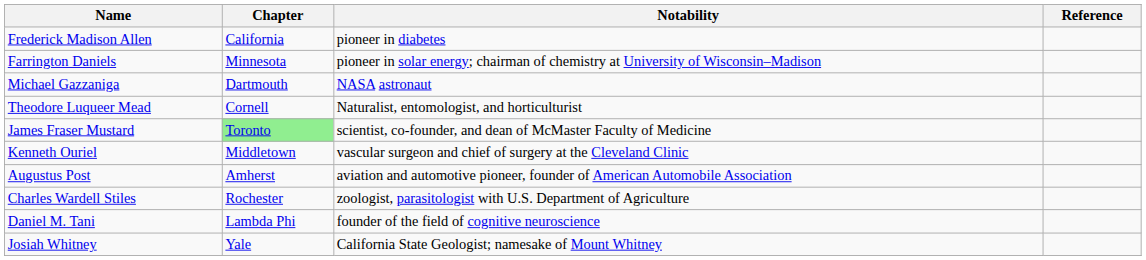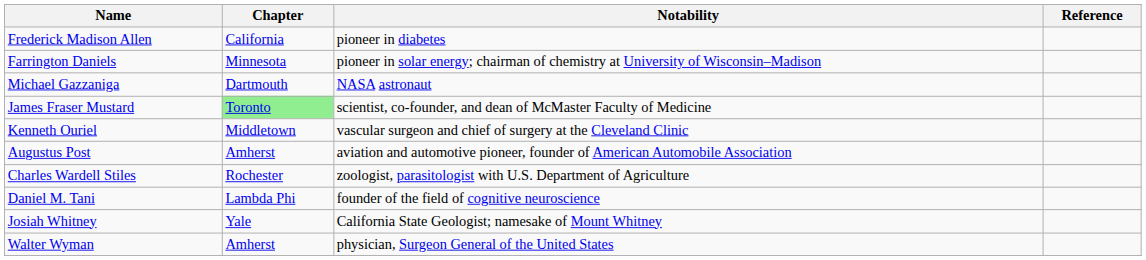- row: (79, 107)
+ row: (51, 244)
